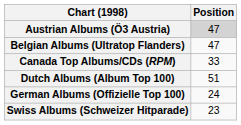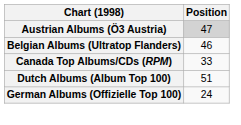(214, 45) 47 -> (207, 45) 46
- row: (98, 111)
